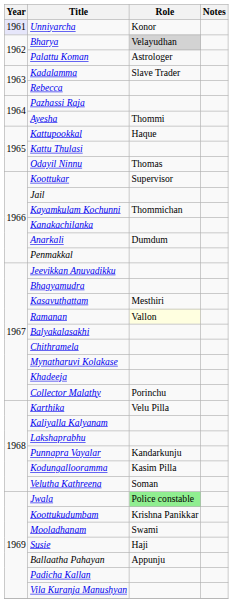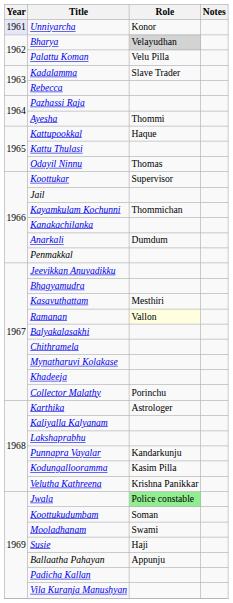(152, 57) Astrologer -> (150, 57) Velu Pilla
(150, 407) Velu Pilla -> (152, 407) Astrologer
(145, 484) Soman -> (165, 484) Krishna Panikkar
(165, 514) Krishna Panikkar -> (145, 514) Soman
